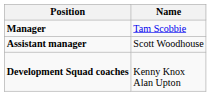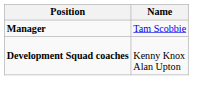- row: (47, 44)
